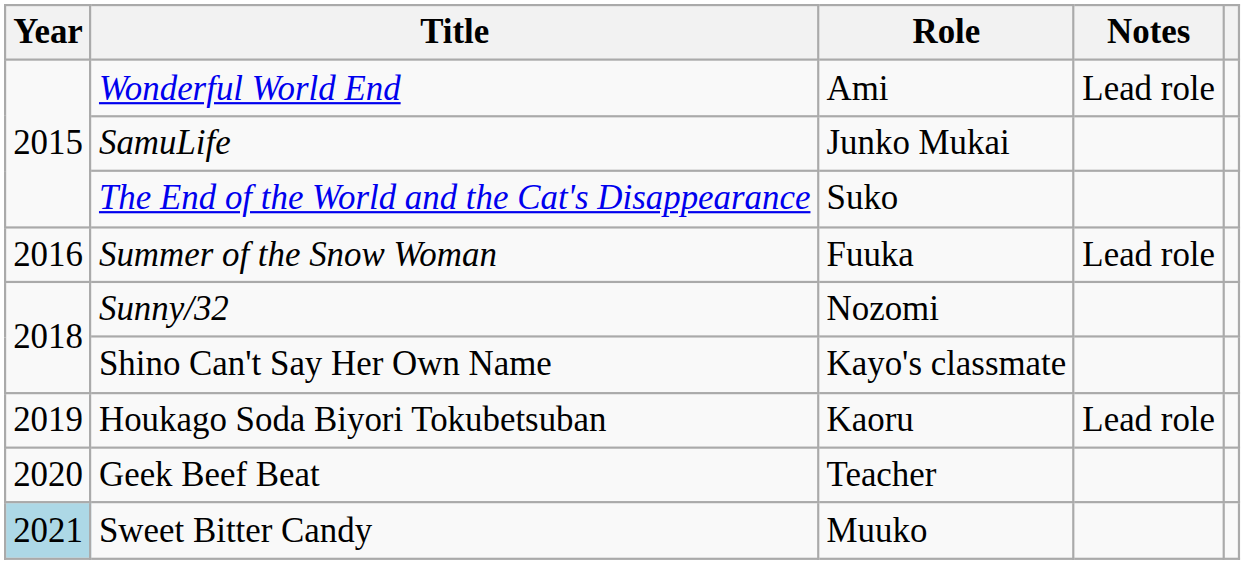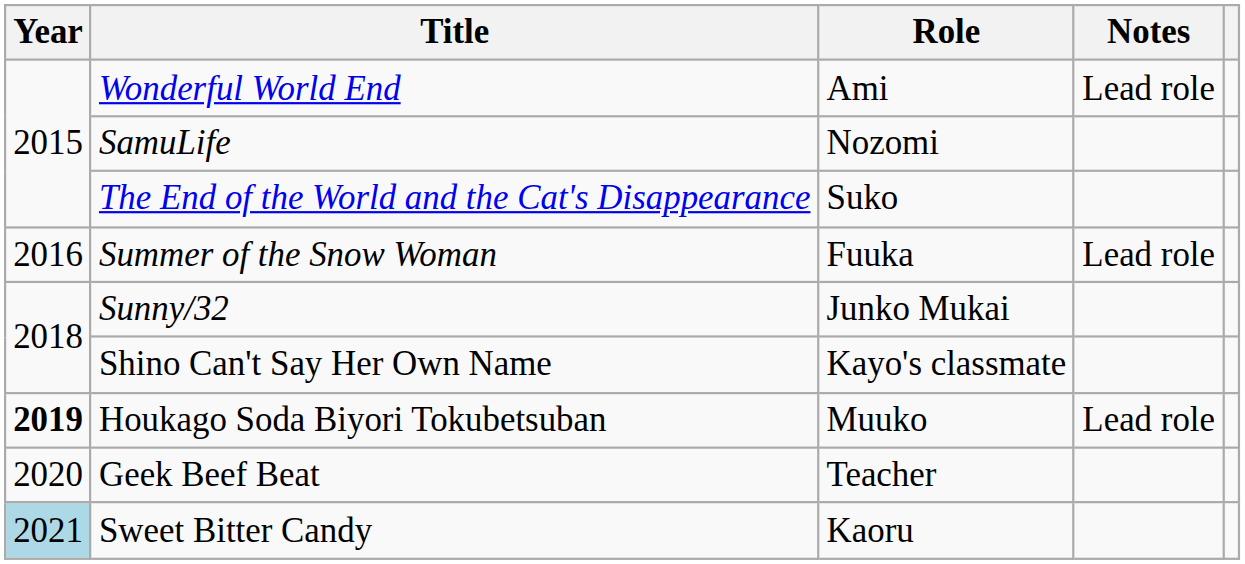(918, 142) Junko Mukai -> (883, 142) Nozomi
(883, 308) Nozomi -> (918, 308) Junko Mukai
(48, 419) normal -> (48, 419) bold
(870, 419) Kaoru -> (877, 419) Muuko
(877, 530) Muuko -> (870, 530) Kaoru
